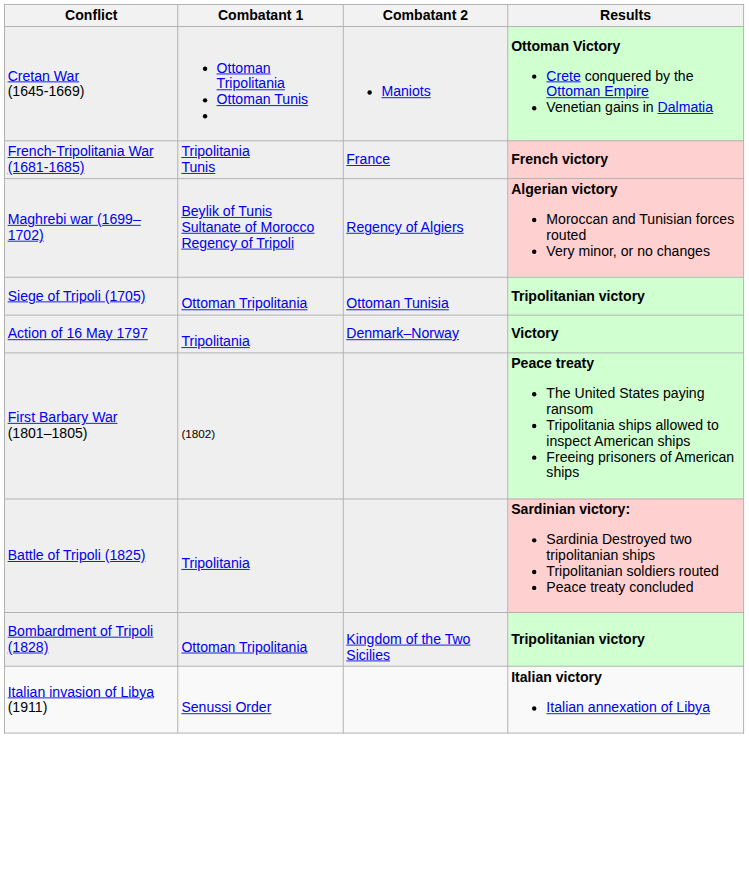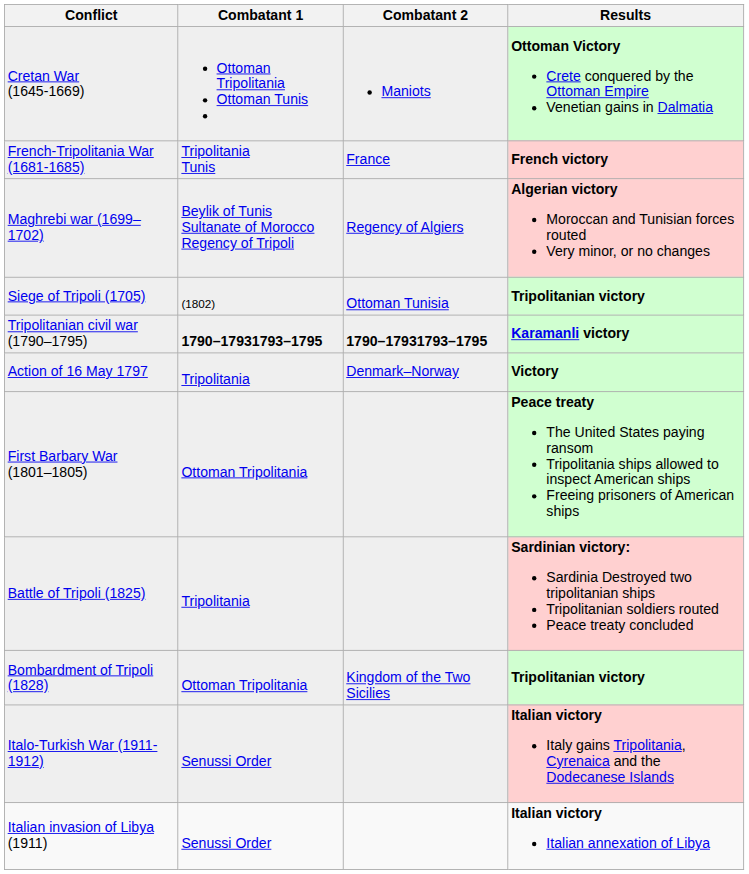(244, 303) Ottoman Tripolitania -> (198, 304) (1802)
+ row: (73, 334)
(198, 434) (1802) -> (244, 472) Ottoman Tripolitania
+ row: (83, 753)
